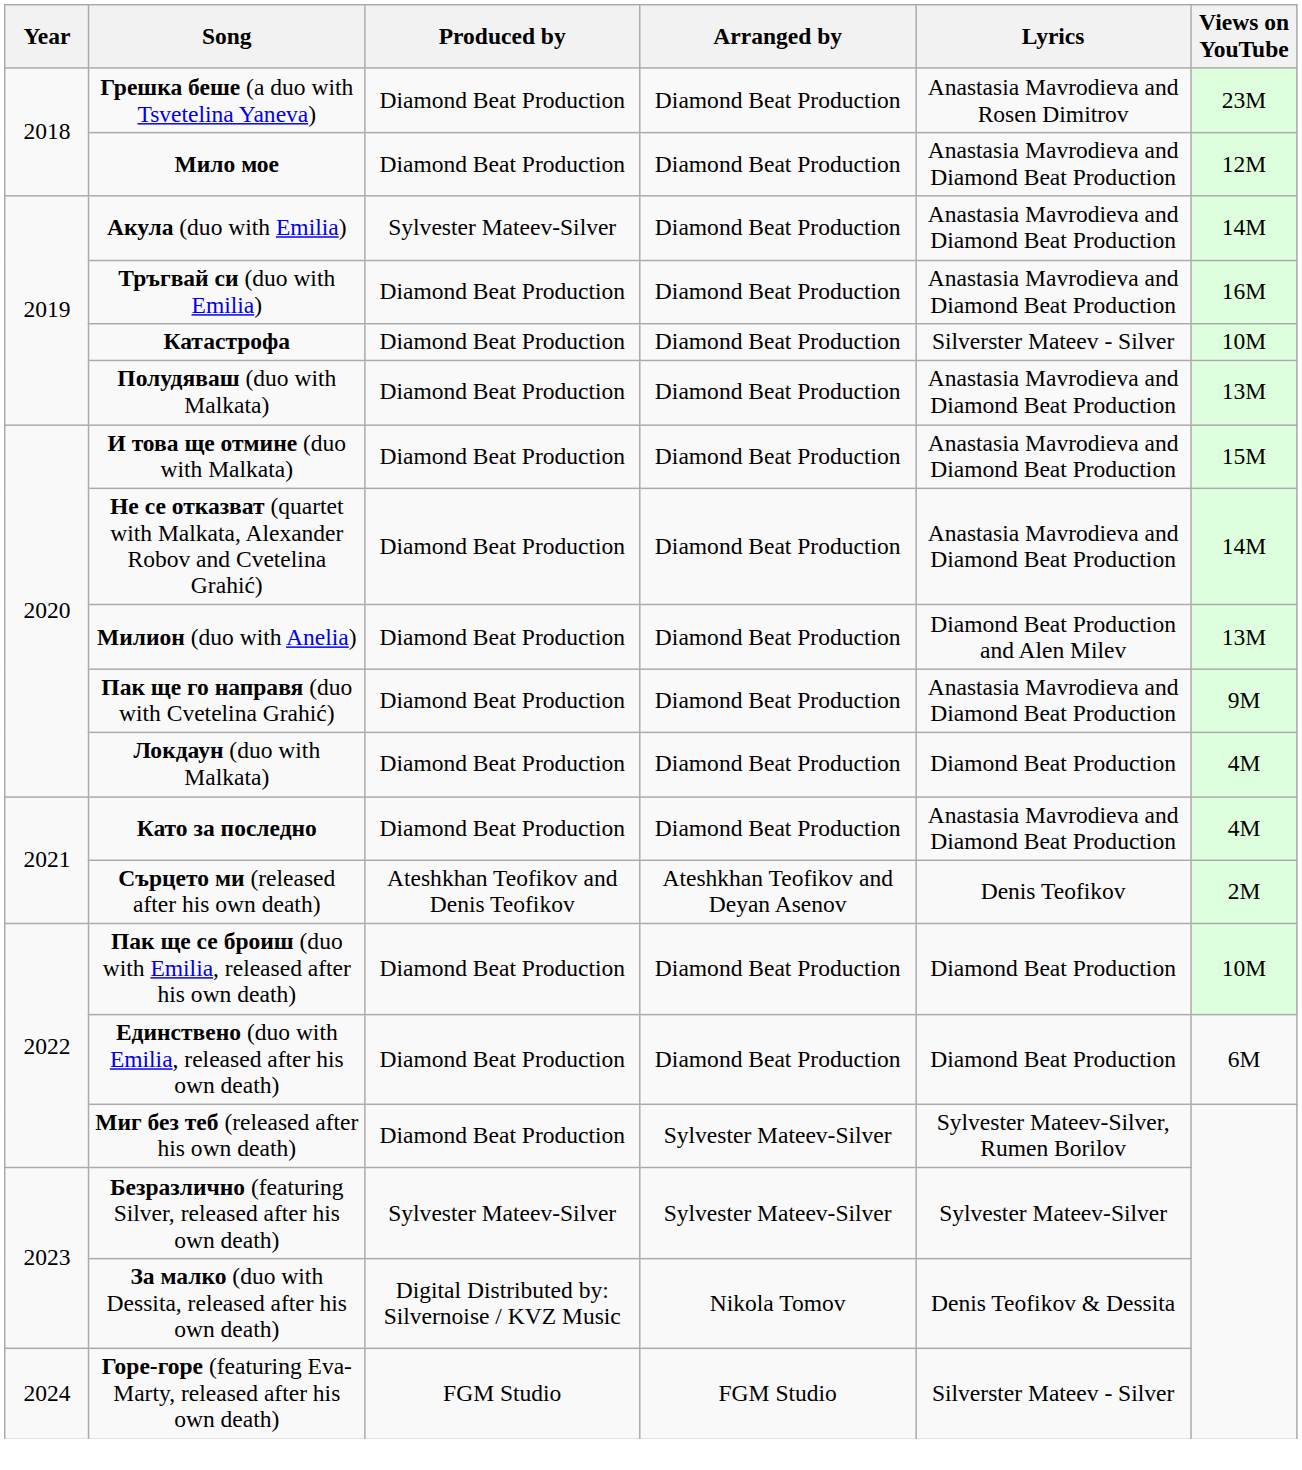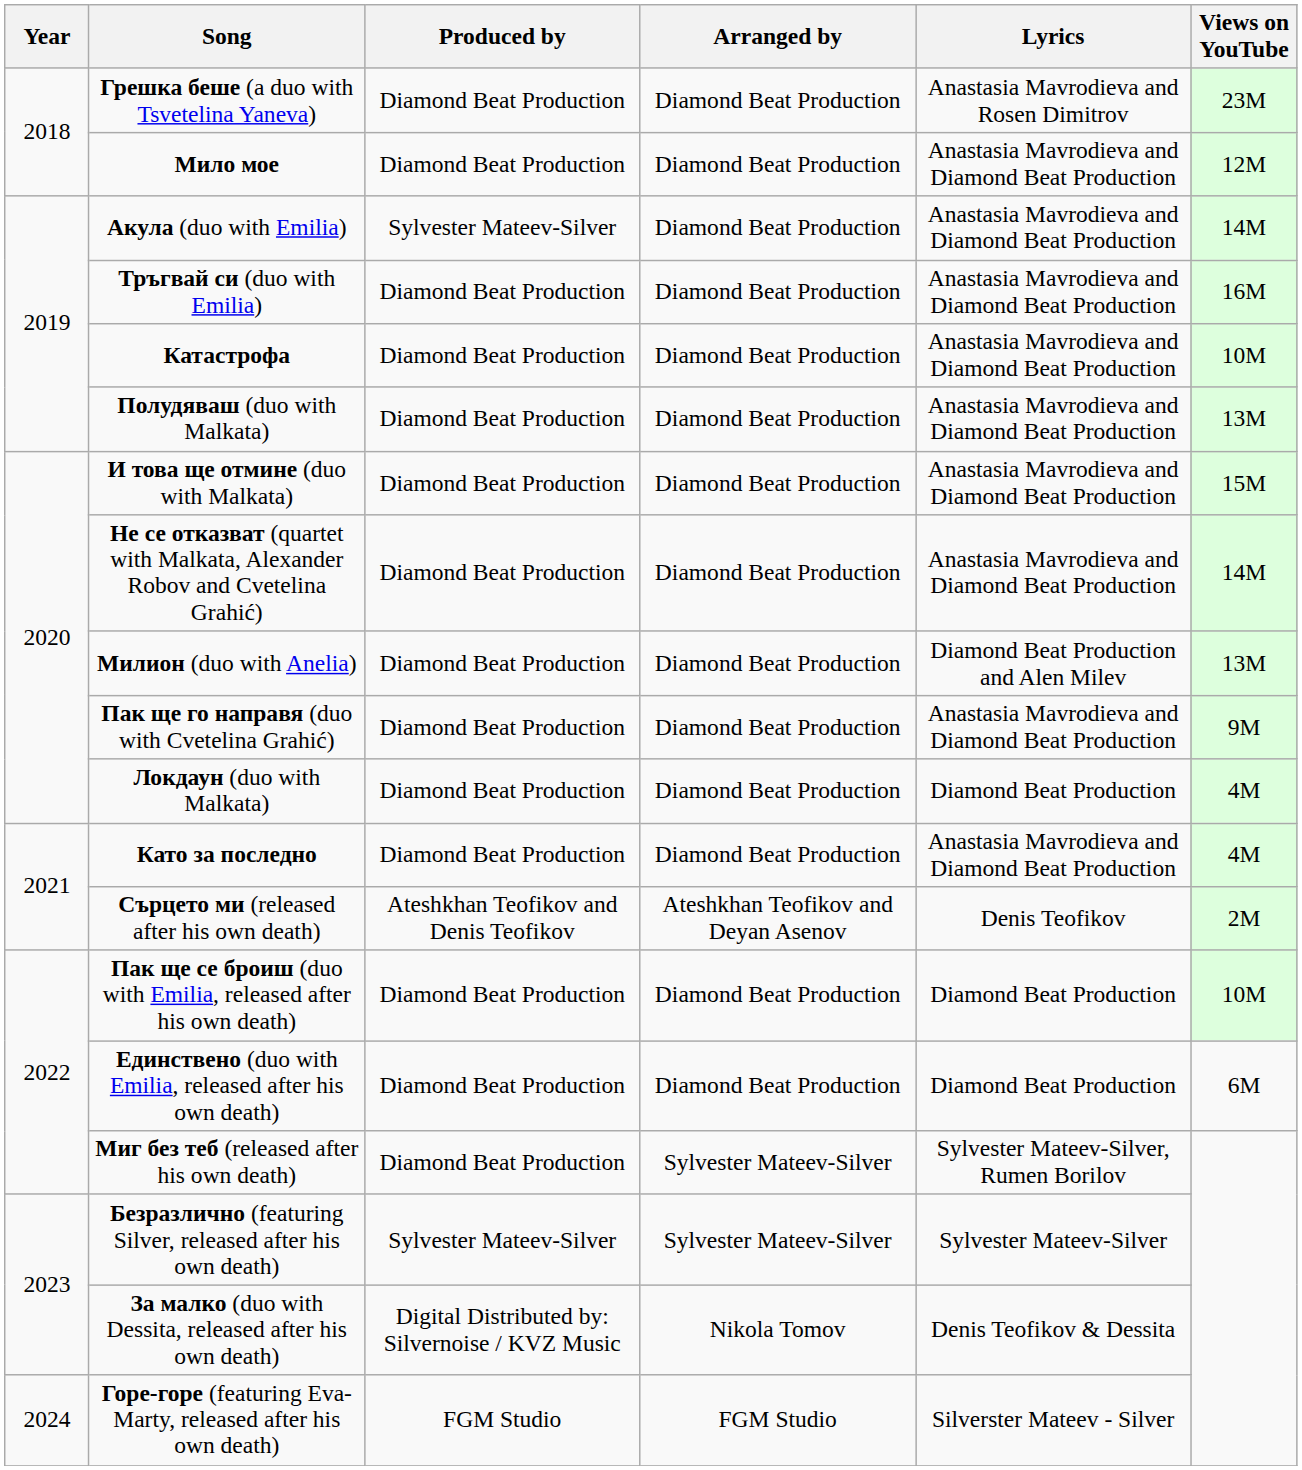(1053, 341) Silverster Mateev - Silver -> (1053, 355) Anastasia Mavrodieva and Diamond Beat Production
